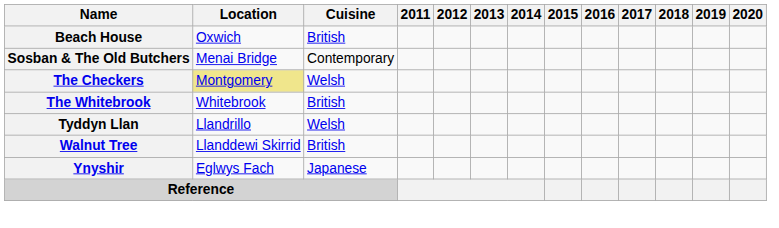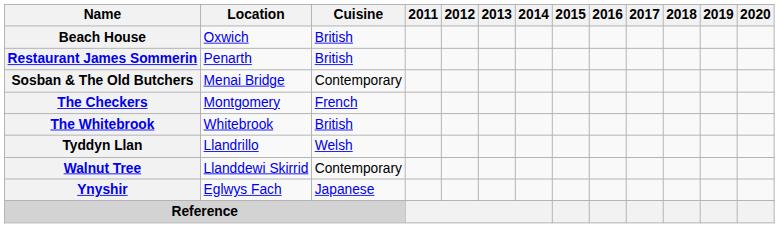+ row: (102, 59)
(234, 80) khaki background -> (242, 102) no background
(326, 80) Welsh -> (336, 102) French
(326, 146) British -> (358, 168) Contemporary
